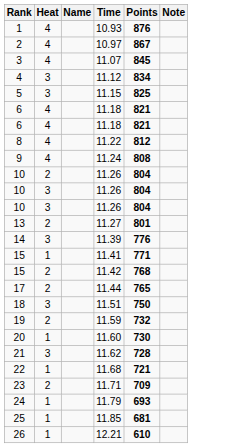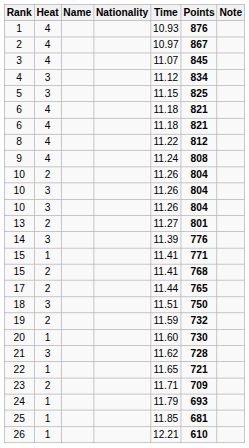+ column: (122, 12)
(109, 272) 11.42 -> (166, 272) 11.41
(109, 369) 11.68 -> (166, 369) 11.65
